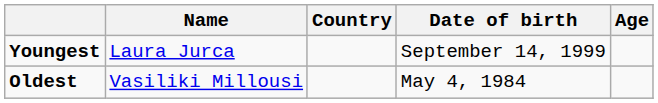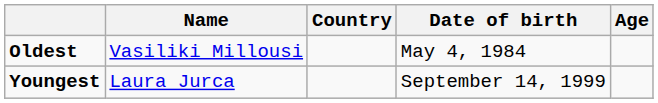rows swapped: (55, 51) <-> (43, 82)
